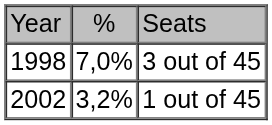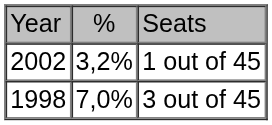rows swapped: (202, 61) <-> (202, 99)
